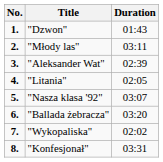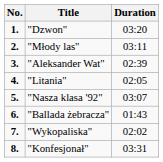(135, 30) 01:43 -> (135, 30) 03:20
(135, 115) 03:20 -> (135, 115) 01:43
